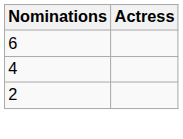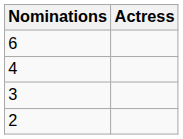+ row: (13, 95)
